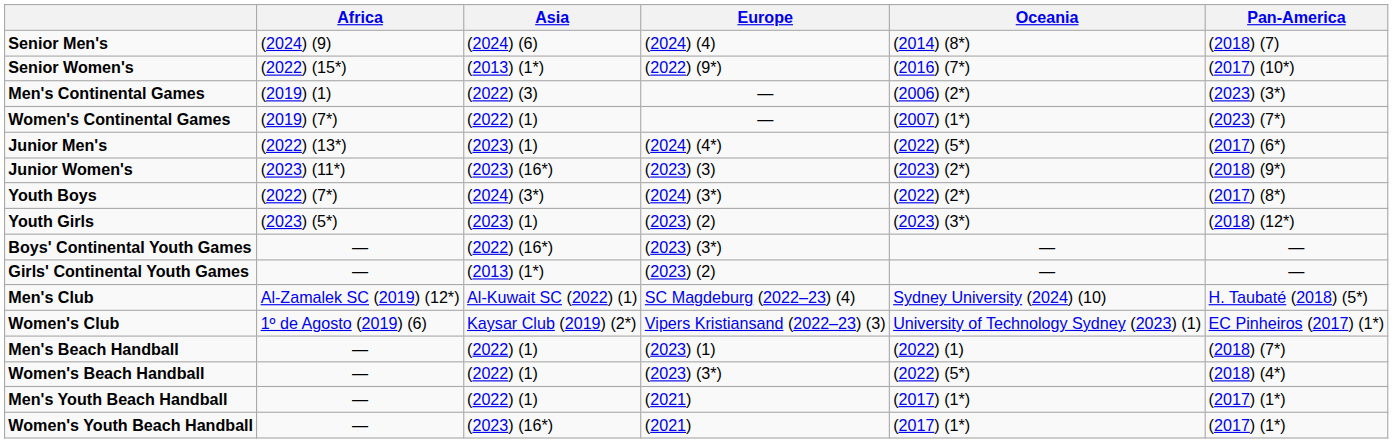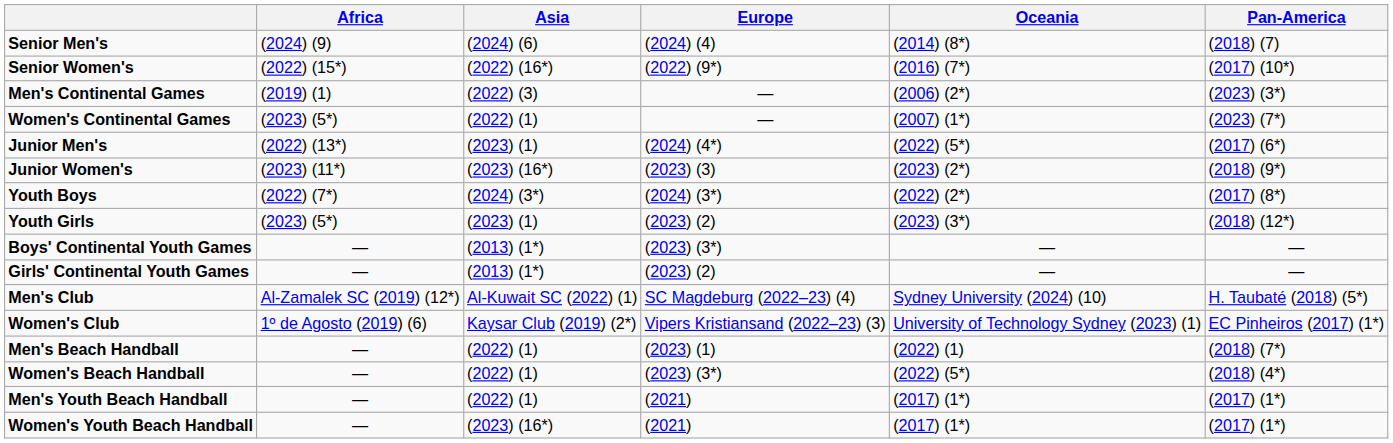(506, 69) (2013) (1*) -> (510, 69) (2022) (16*)
(299, 120) (2019) (7*) -> (299, 120) (2023) (5*)
(510, 247) (2022) (16*) -> (506, 247) (2013) (1*)
